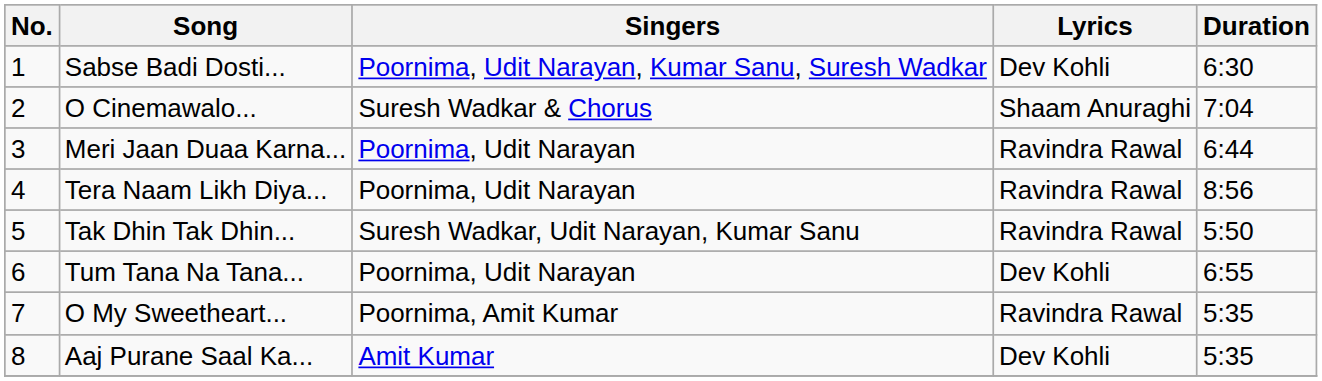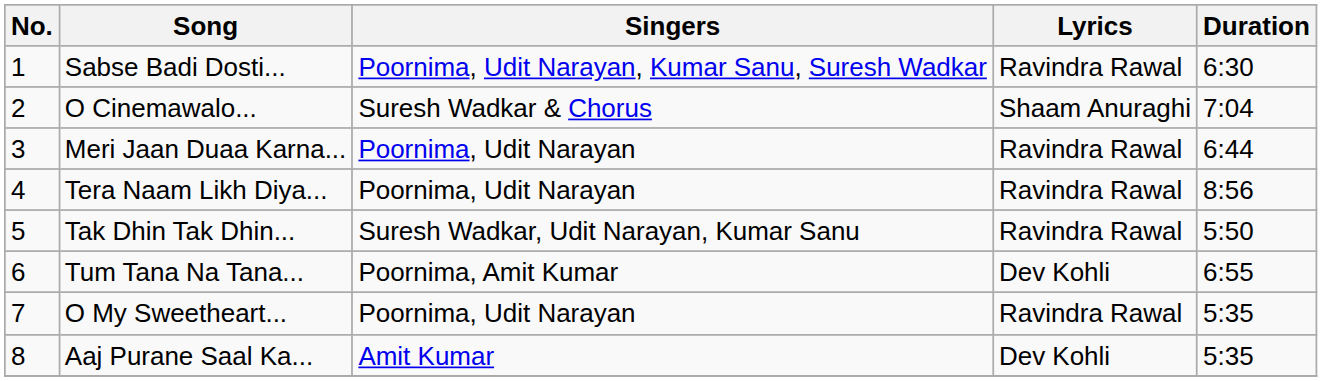(1055, 67) Dev Kohli -> (1091, 67) Ravindra Rawal
(497, 272) Poornima, Udit Narayan -> (488, 272) Poornima, Amit Kumar
(488, 314) Poornima, Amit Kumar -> (497, 314) Poornima, Udit Narayan
